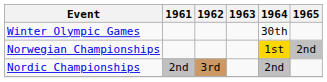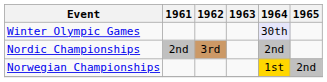(274, 31) no background -> (274, 31) lavender background
rows swapped: (74, 67) <-> (84, 49)
